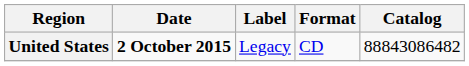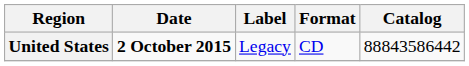(412, 46) 88843086482 -> (412, 46) 88843586442
